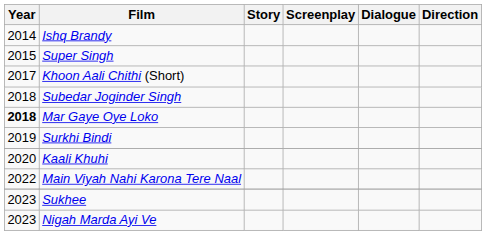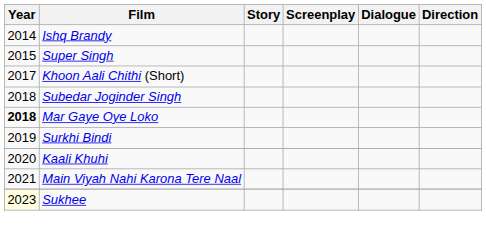(22, 179) 2022 -> (22, 179) 2021
(22, 199) no background -> (22, 199) lightyellow background
- row: (99, 220)
